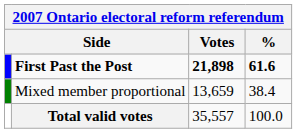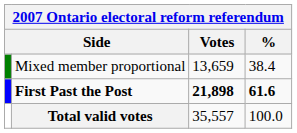rows swapped: (74, 66) <-> (100, 91)
